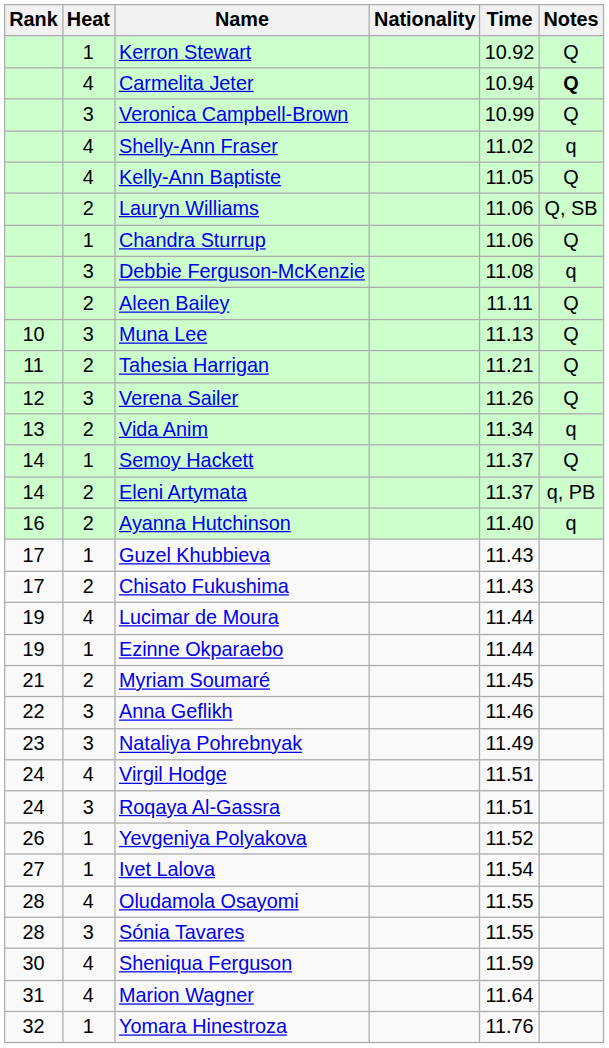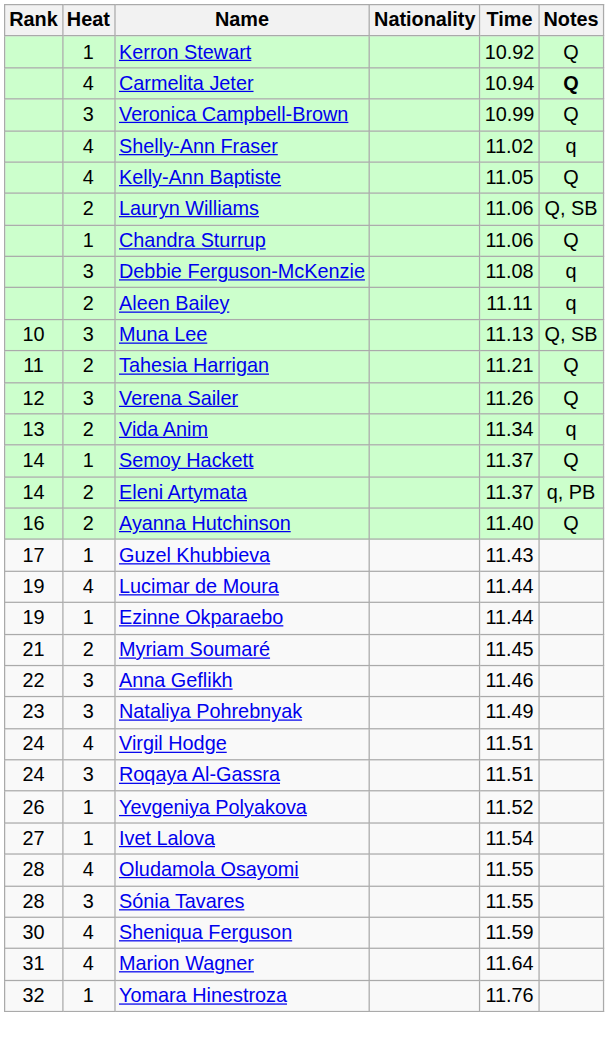(571, 303) Q -> (571, 303) q
(571, 334) Q -> (571, 334) Q, SB
(571, 523) q -> (571, 523) Q
- row: (204, 586)
